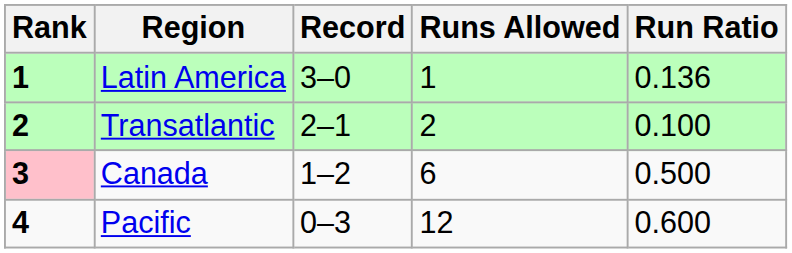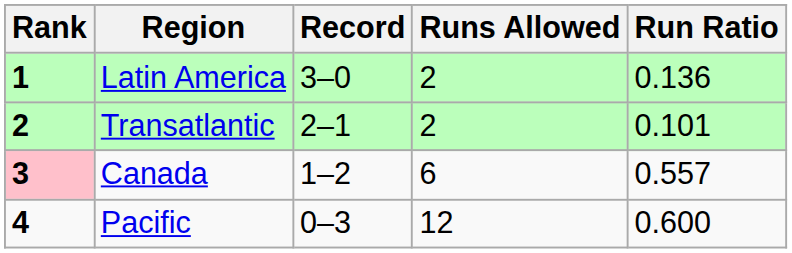(428, 77) 1 -> (428, 77) 2
(673, 125) 0.100 -> (673, 125) 0.101
(673, 174) 0.500 -> (673, 174) 0.557
